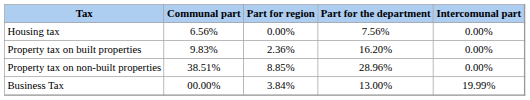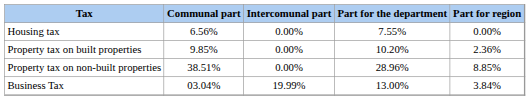columns swapped: (479, 13) <-> (281, 13)
(376, 31) 7.56% -> (392, 31) 7.55%
(204, 49) 9.83% -> (204, 49) 9.85%
(376, 49) 16.20% -> (392, 49) 10.20%
(204, 85) 00.00% -> (204, 85) 03.04%
